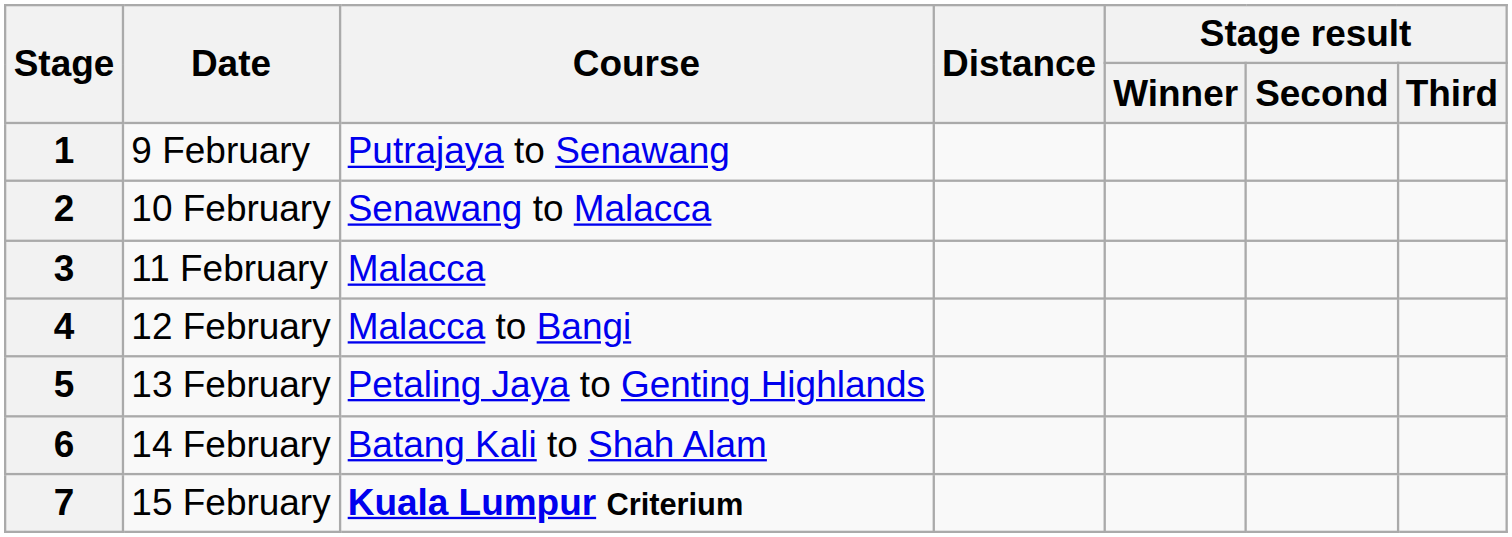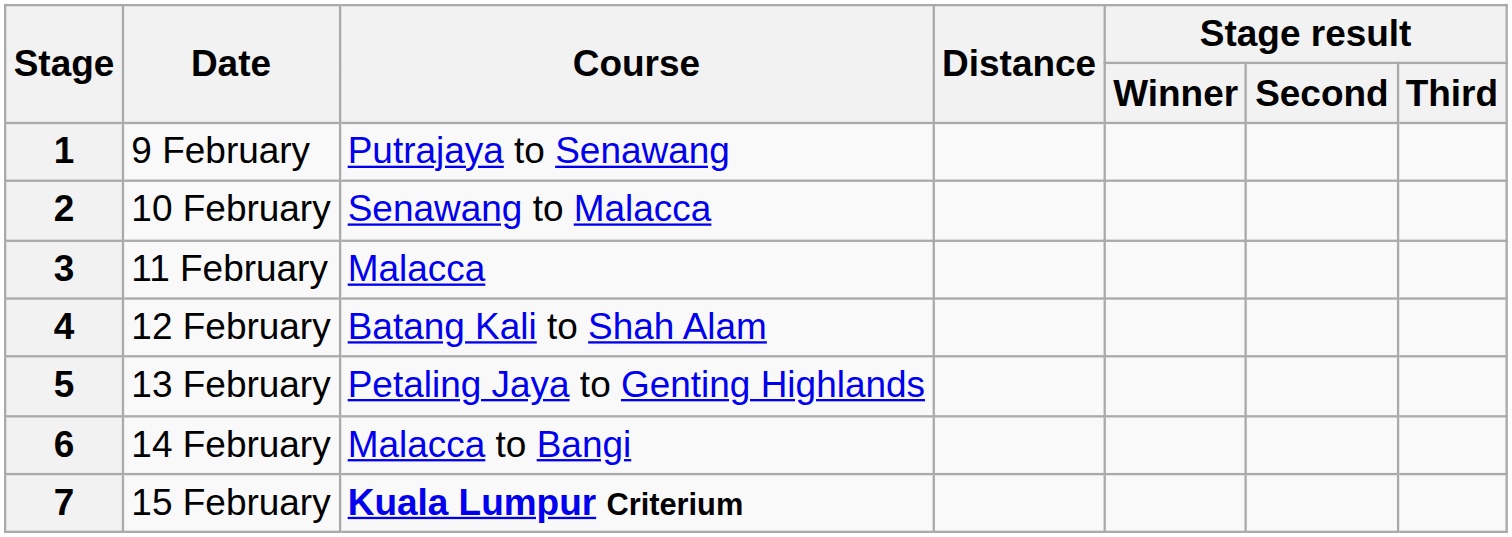(489, 326) Malacca to Bangi -> (557, 326) Batang Kali to Shah Alam
(557, 444) Batang Kali to Shah Alam -> (489, 444) Malacca to Bangi
